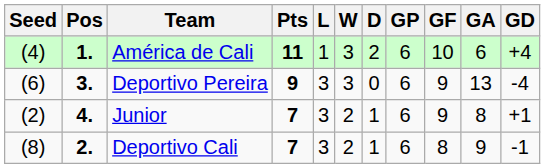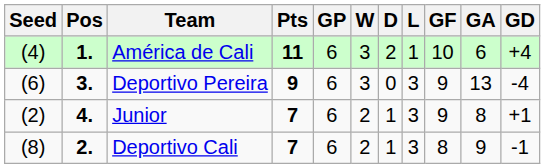columns swapped: (405, 20) <-> (323, 20)
